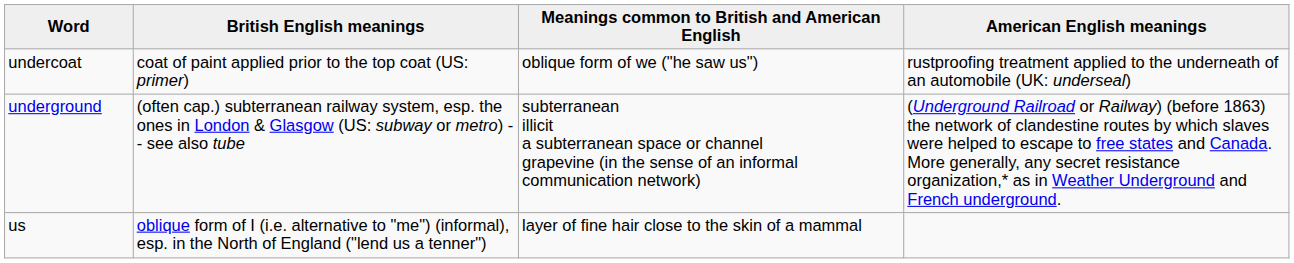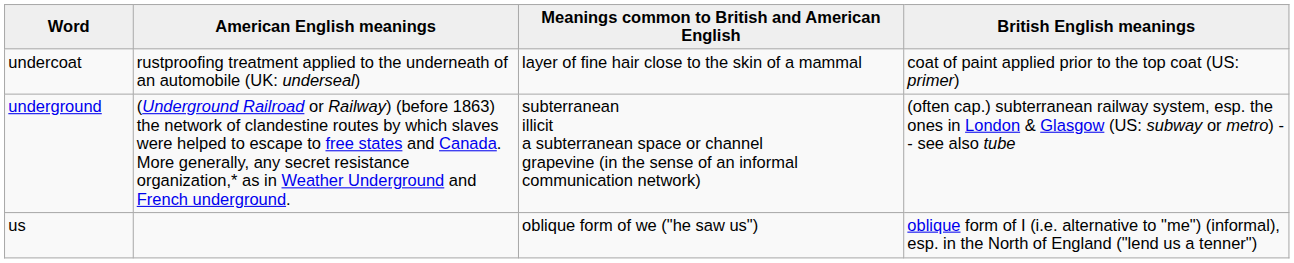columns swapped: (326, 26) <-> (1096, 26)
(640, 62) oblique form of we ("he saw us") -> (692, 62) layer of fine hair close to the skin of a mammal
(692, 225) layer of fine hair close to the skin of a mammal -> (640, 225) oblique form of we ("he saw us")
